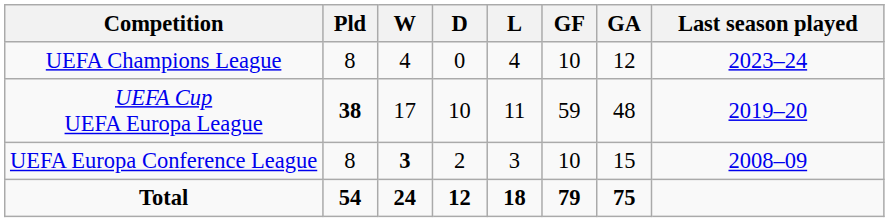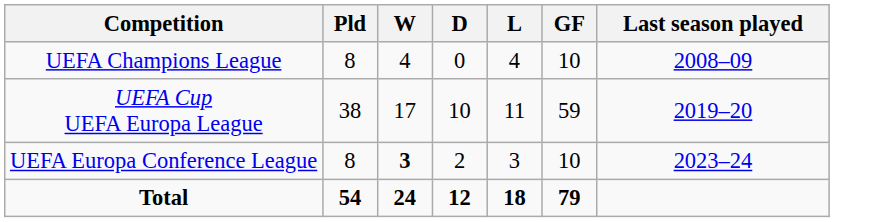- column: (624, 23)
(768, 60) 2023–24 -> (713, 60) 2008–09
(350, 110) bold -> (350, 110) normal
(768, 161) 2008–09 -> (713, 161) 2023–24
